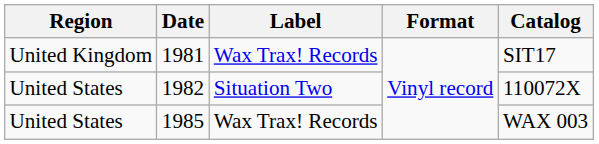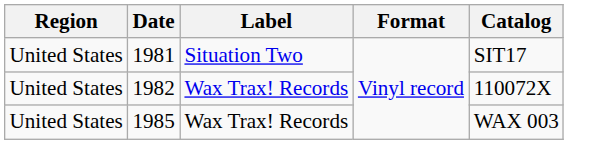(81, 54) United Kingdom -> (66, 54) United States
(296, 54) Wax Trax! Records -> (244, 54) Situation Two
(273, 88) Situation Two -> (266, 88) Wax Trax! Records
